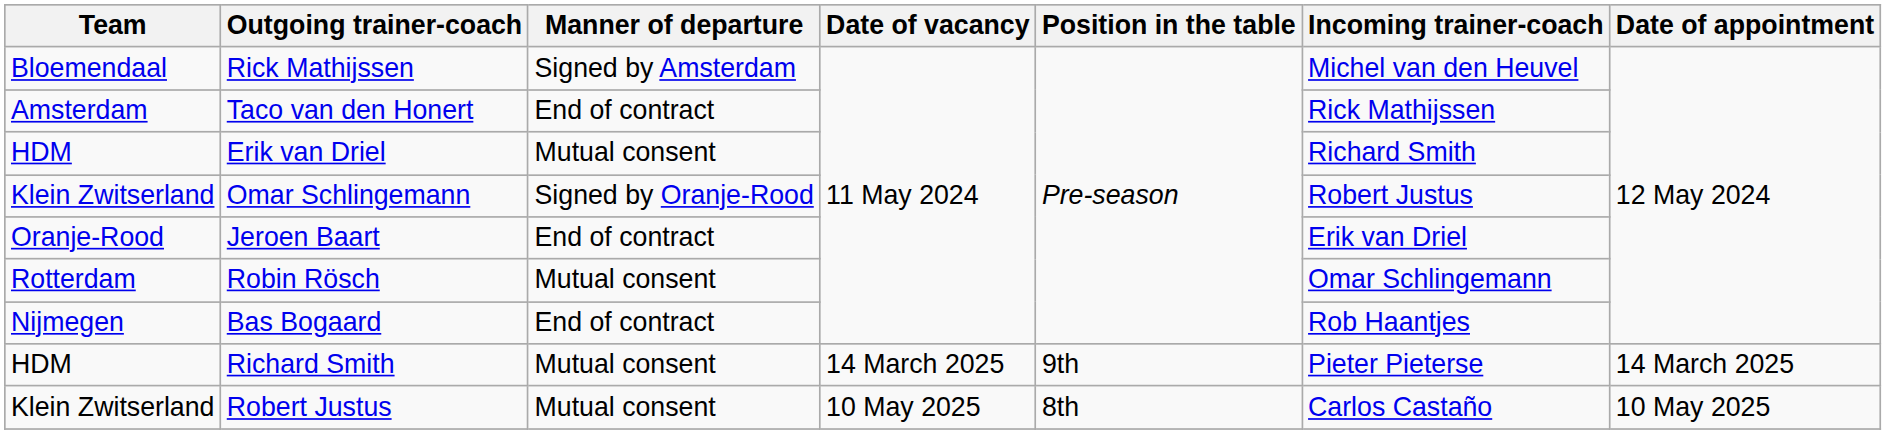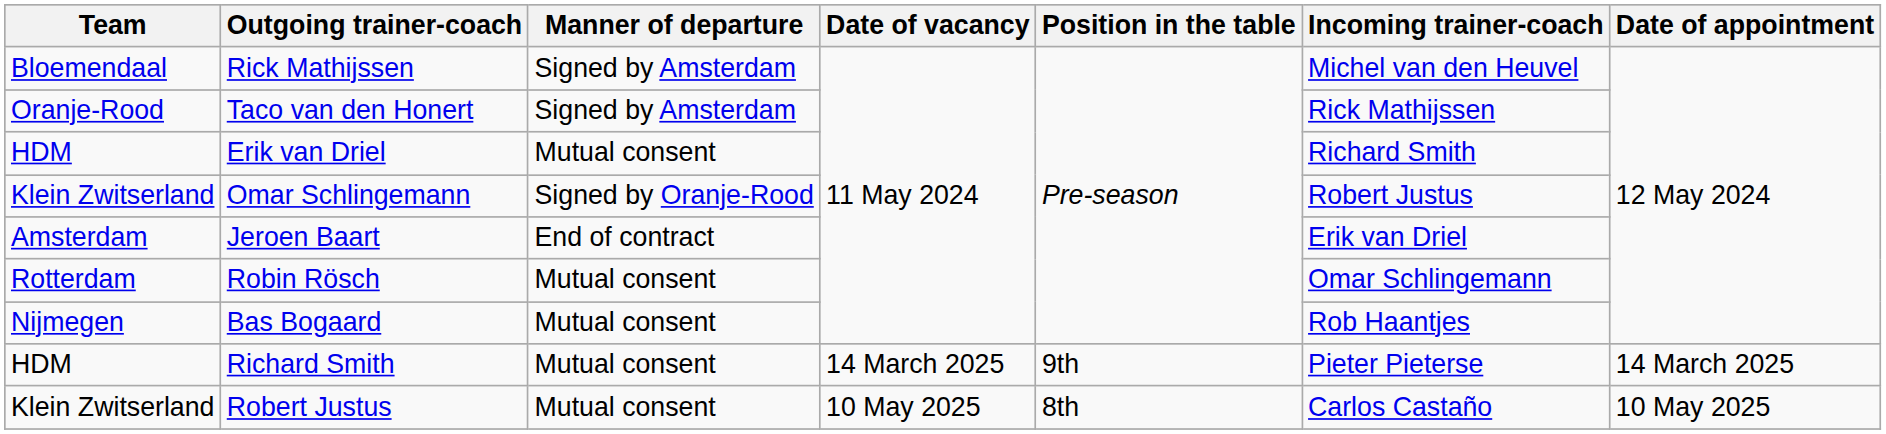(79, 110) Amsterdam -> (87, 110) Oranje-Rood
(624, 110) End of contract -> (665, 110) Signed by Amsterdam
(87, 237) Oranje-Rood -> (79, 237) Amsterdam
(624, 322) End of contract -> (625, 322) Mutual consent
